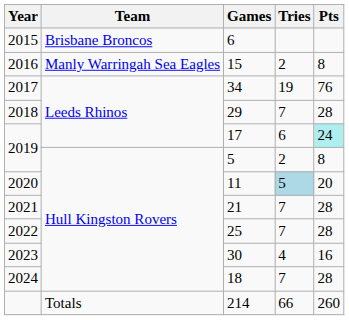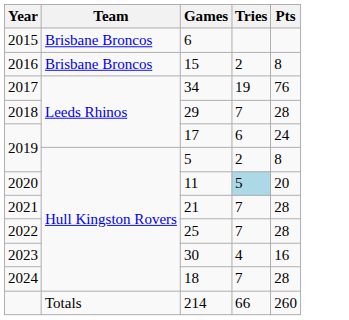(133, 64) Manly Warringah Sea Eagles -> (99, 64) Brisbane Broncos
(325, 135) paleturquoise background -> (282, 135) no background
